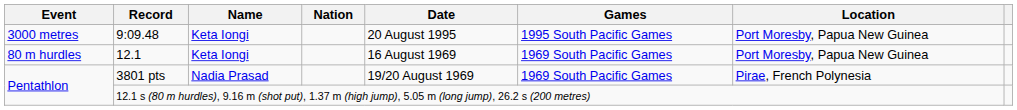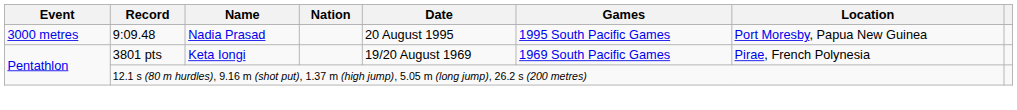(220, 35) Keta Iongi -> (227, 35) Nadia Prasad
- row: (129, 55)
(230, 75) Nadia Prasad -> (217, 55) Keta Iongi
